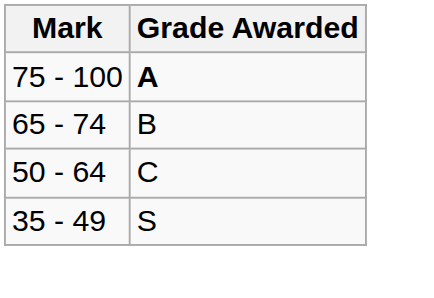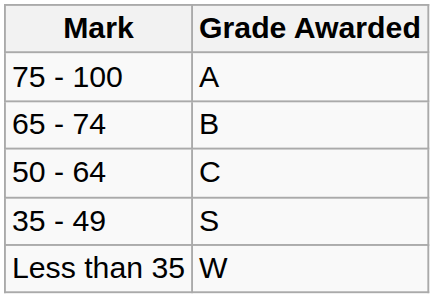(148, 76) bold -> (209, 76) normal
+ row: (98, 268)
